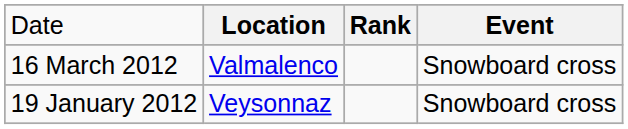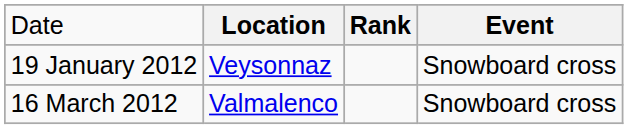rows swapped: (104, 104) <-> (94, 65)
